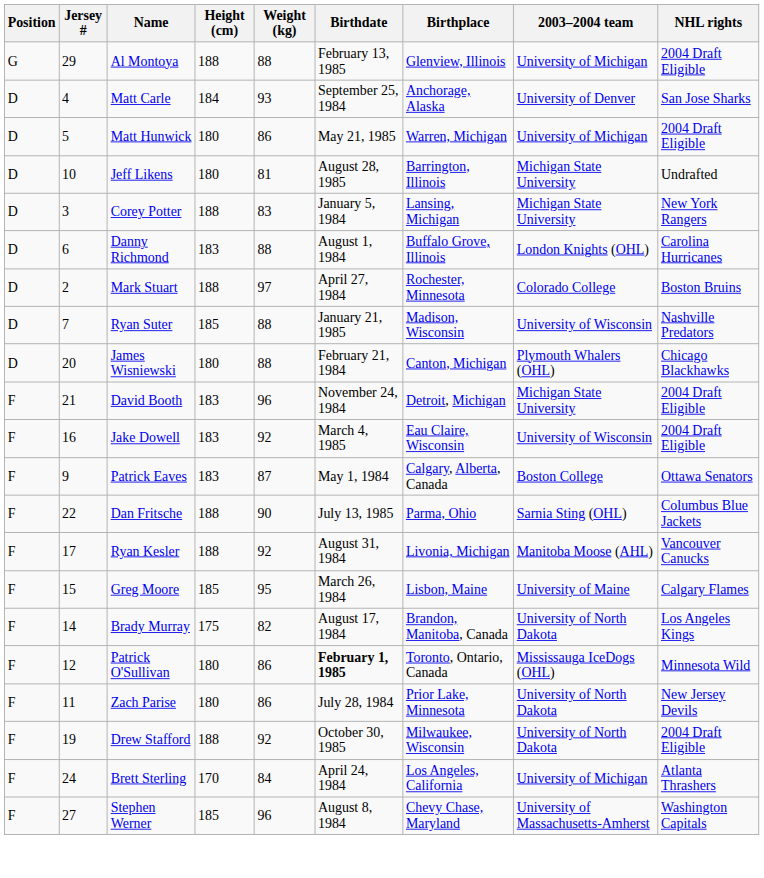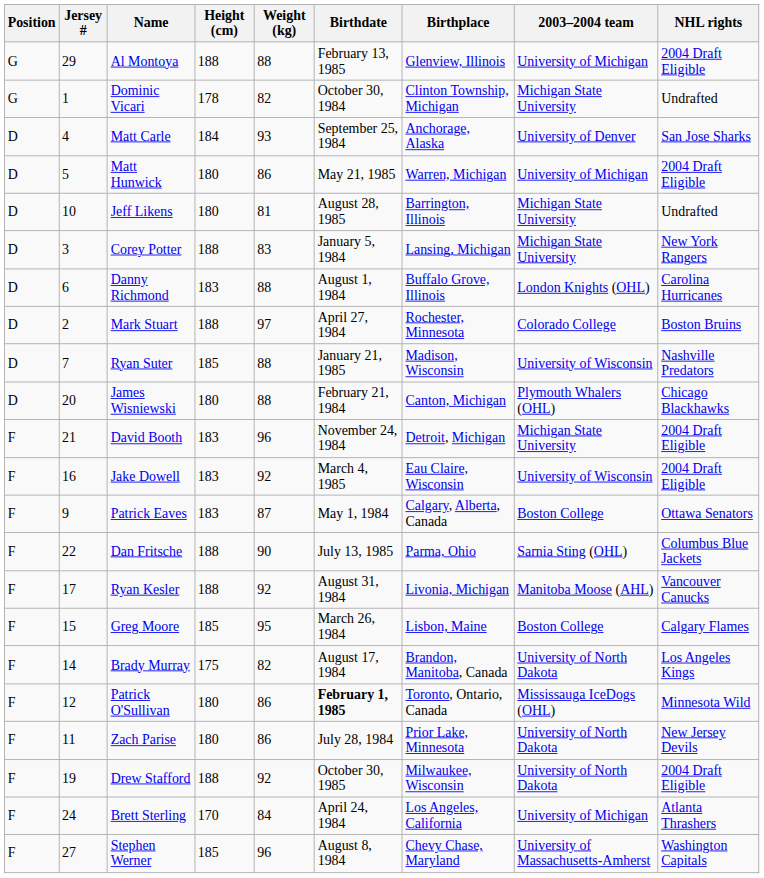+ row: (135, 98)
(573, 589) University of Maine -> (560, 627) Boston College
